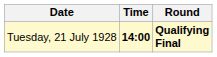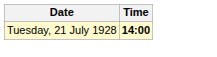- column: (182, 13)
